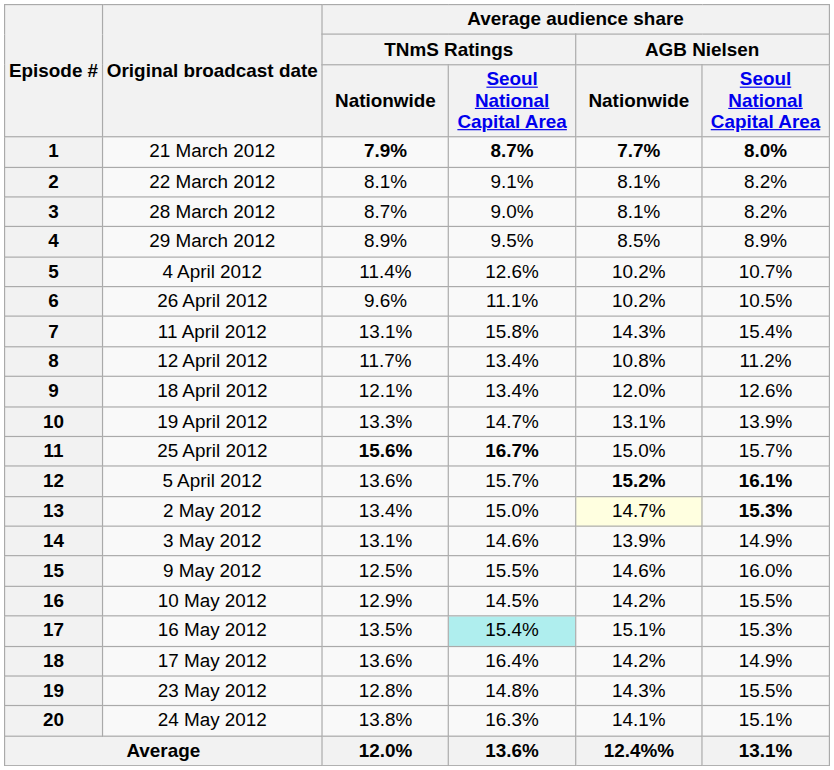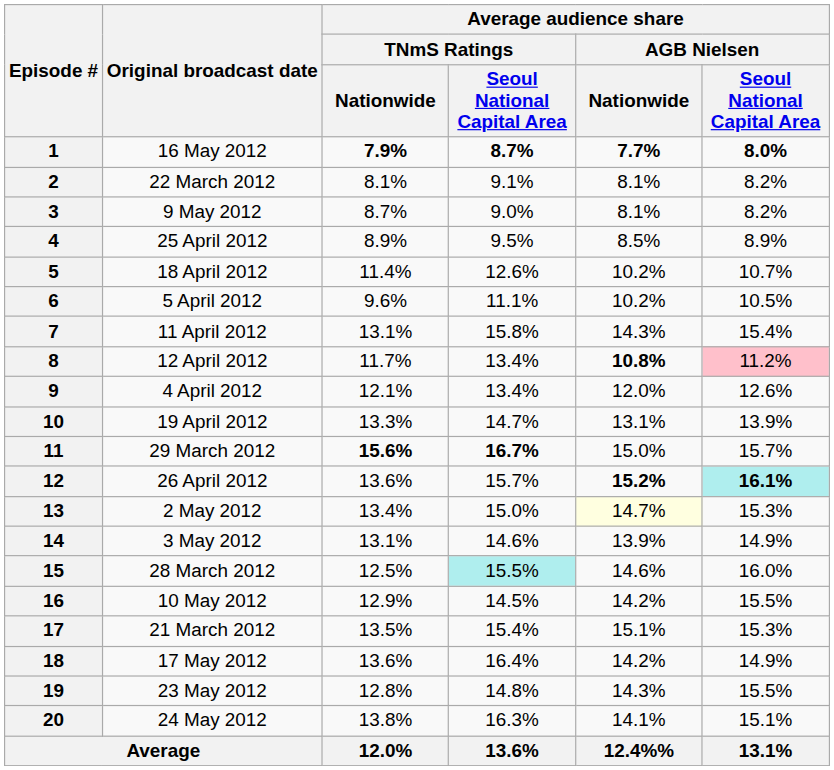(212, 151) 21 March 2012 -> (212, 151) 16 May 2012
(212, 211) 28 March 2012 -> (212, 211) 9 May 2012
(212, 241) 29 March 2012 -> (212, 241) 25 April 2012
(212, 271) 4 April 2012 -> (212, 271) 18 April 2012
(212, 301) 26 April 2012 -> (212, 301) 5 April 2012
(639, 361) normal -> (639, 361) bold
(766, 361) no background -> (766, 361) pink background
(212, 391) 18 April 2012 -> (212, 391) 4 April 2012
(212, 451) 25 April 2012 -> (212, 451) 29 March 2012
(212, 481) 5 April 2012 -> (212, 481) 26 April 2012
(766, 481) no background -> (766, 481) paleturquoise background
(766, 511) bold -> (766, 511) normal
(212, 570) 9 May 2012 -> (212, 570) 28 March 2012
(512, 570) no background -> (512, 570) paleturquoise background
(212, 630) 16 May 2012 -> (212, 630) 21 March 2012
(512, 630) paleturquoise background -> (512, 630) no background
